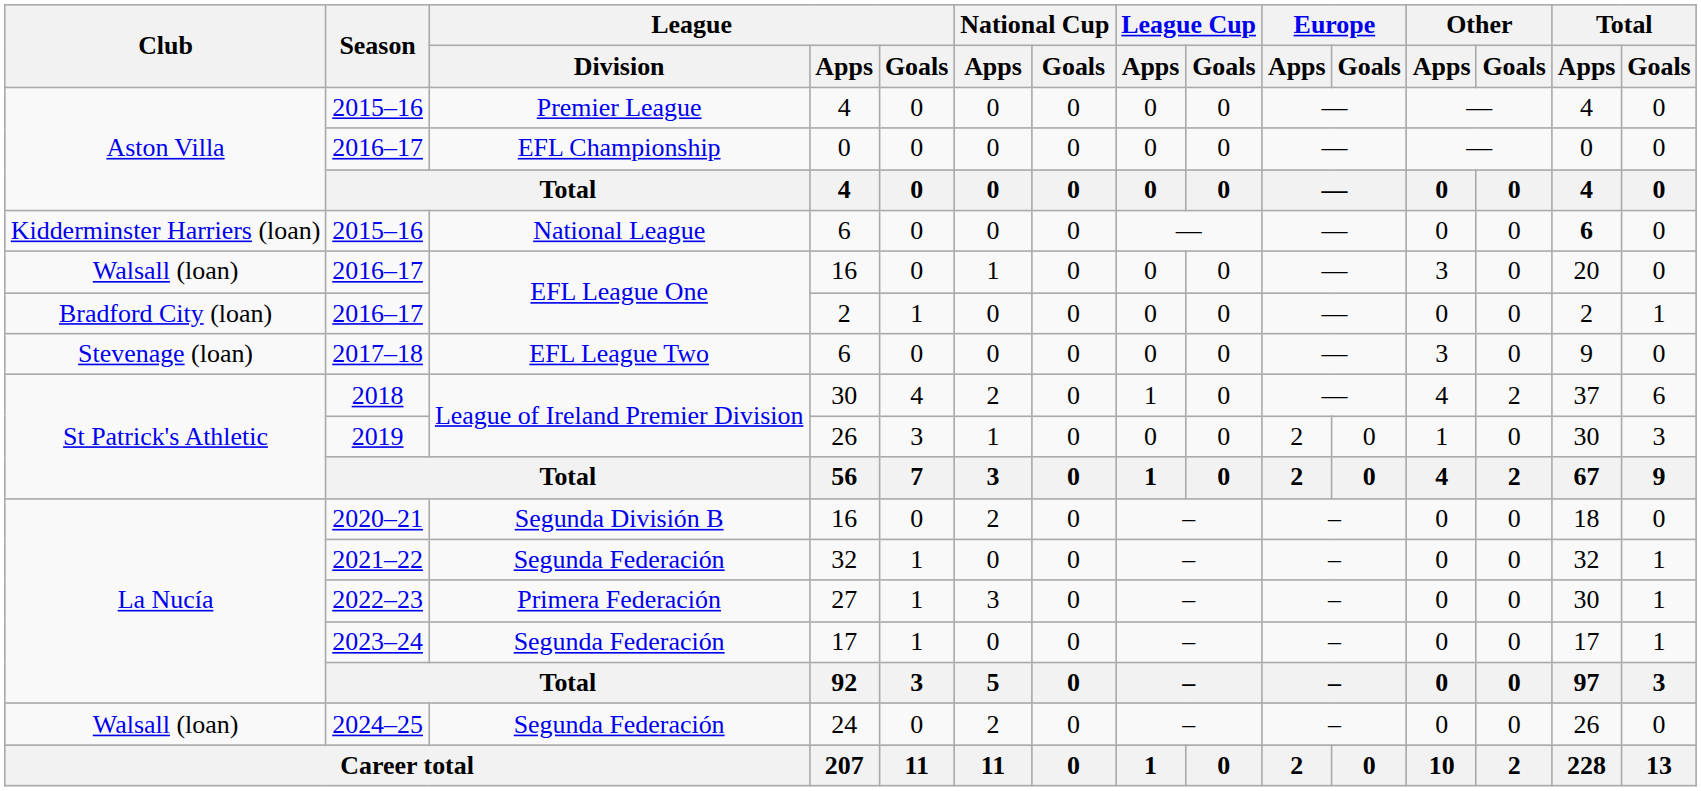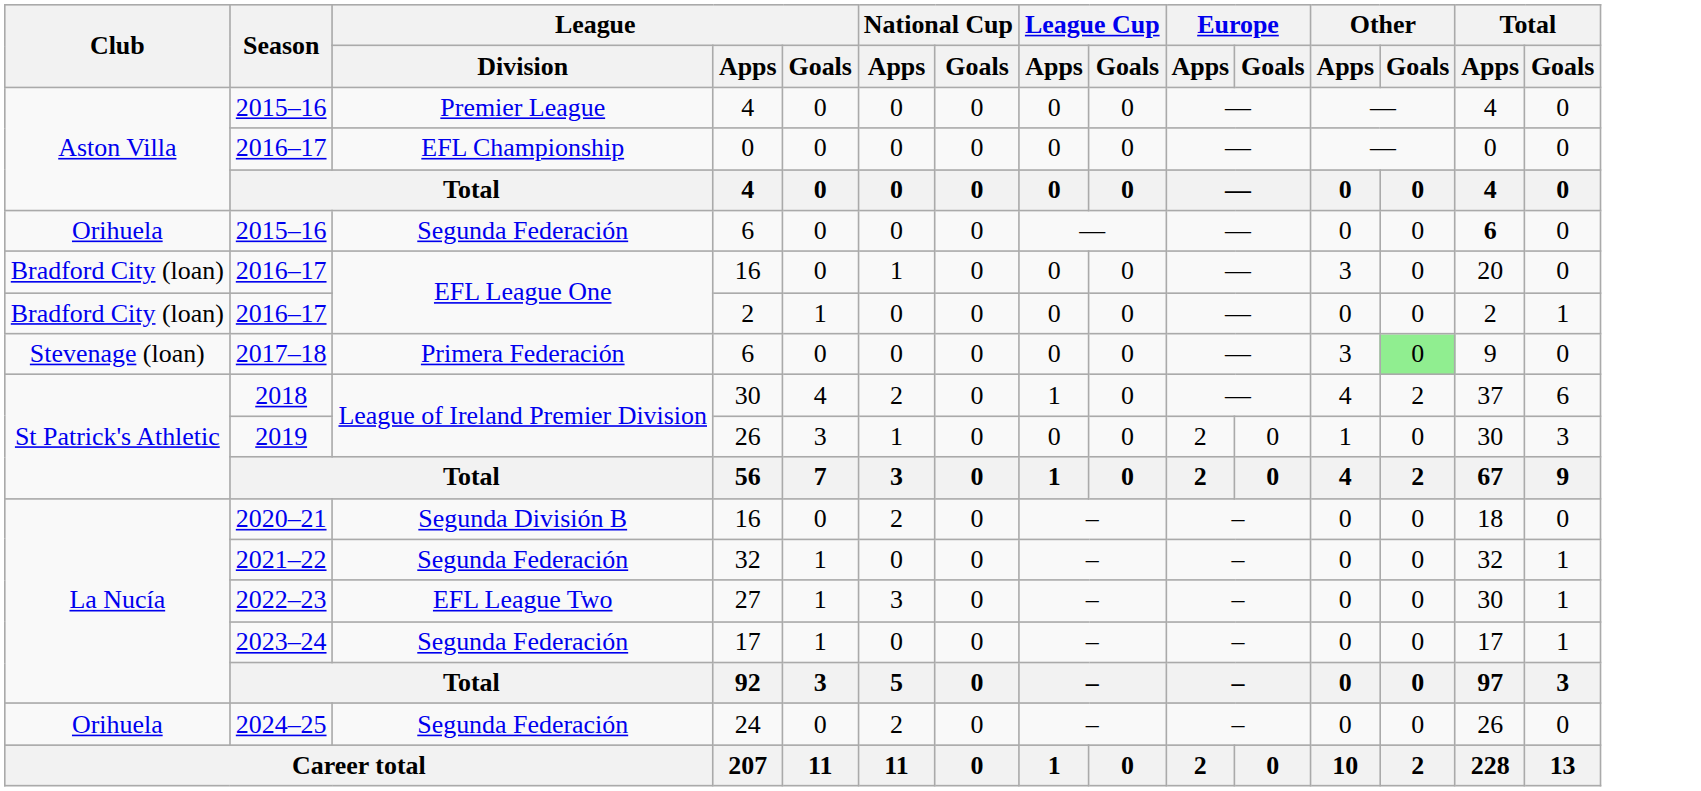(166, 230) Kidderminster Harriers (loan) -> (117, 230) Orihuela
(619, 230) National League -> (523, 230) Segunda Federación
(166, 271) Walsall (loan) -> (117, 271) Bradford City (loan)
(619, 353) EFL League Two -> (523, 353) Primera Federación
(1514, 353) no background -> (1418, 353) lightgreen background
(619, 600) Primera Federación -> (523, 600) EFL League Two
(166, 723) Walsall (loan) -> (117, 723) Orihuela
